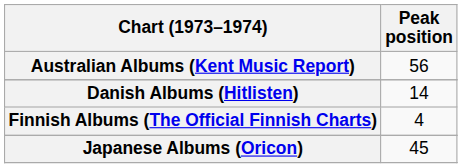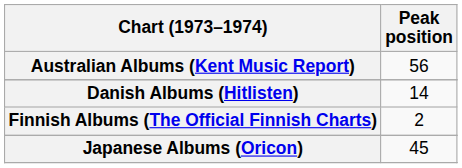(419, 120) 4 -> (419, 120) 2
